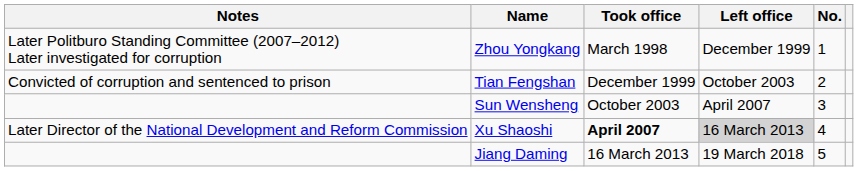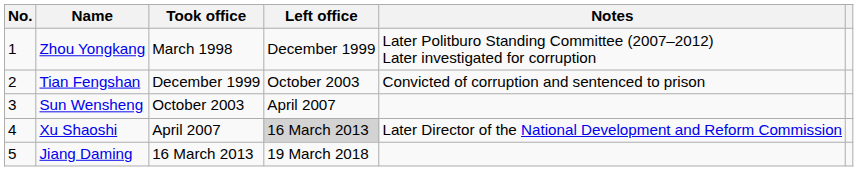columns swapped: (830, 16) <-> (238, 16)
(624, 130) bold -> (186, 130) normal
